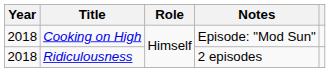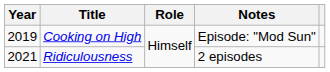(22, 36) 2018 -> (22, 36) 2019
(22, 57) 2018 -> (22, 57) 2021
